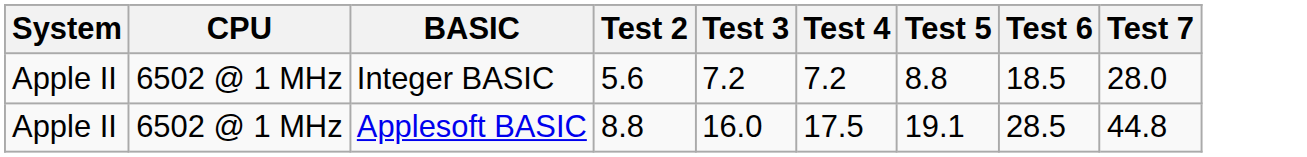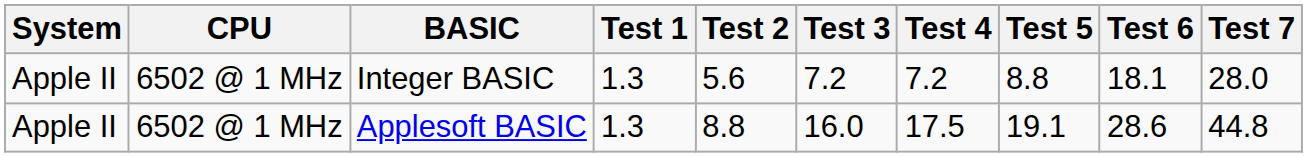+ column: (645, 28)
(1036, 77) 18.5 -> (1137, 77) 18.1
(1036, 126) 28.5 -> (1137, 126) 28.6
